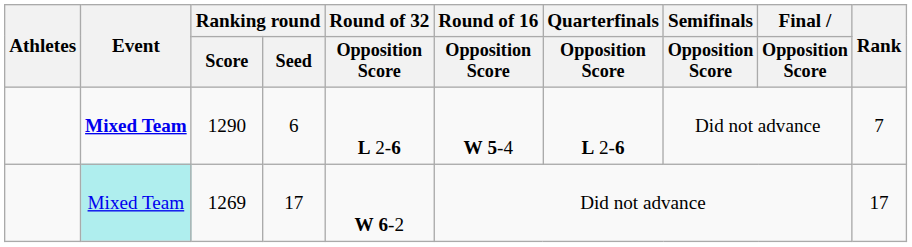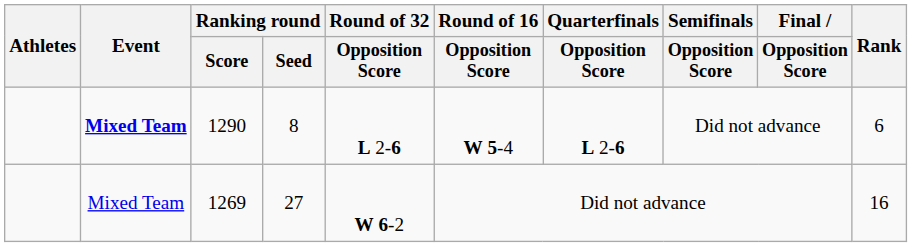(294, 126) 6 -> (294, 126) 8
(879, 126) 7 -> (879, 126) 6
(136, 202) paleturquoise background -> (136, 202) no background
(294, 202) 17 -> (294, 202) 27
(879, 202) 17 -> (879, 202) 16
